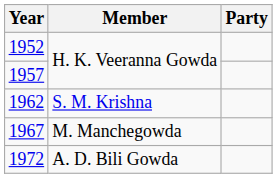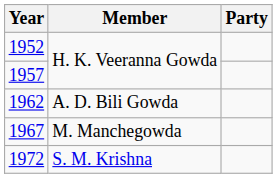(102, 103) S. M. Krishna -> (115, 103) A. D. Bili Gowda
(115, 159) A. D. Bili Gowda -> (102, 159) S. M. Krishna
